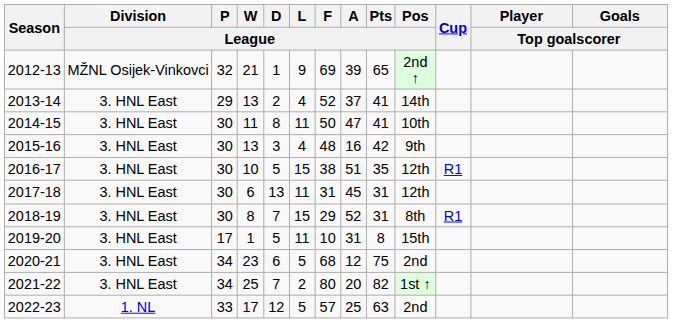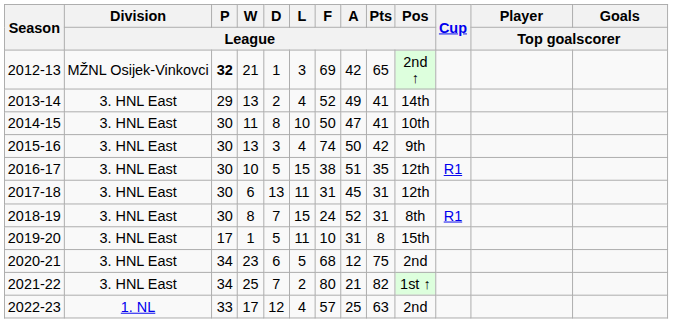(225, 70) normal -> (225, 70) bold
(302, 70) 9 -> (302, 70) 3
(353, 70) 39 -> (353, 70) 42
(353, 101) 37 -> (353, 101) 49
(302, 124) 11 -> (302, 124) 10
(328, 147) 48 -> (328, 147) 74
(353, 147) 16 -> (353, 147) 50
(328, 215) 29 -> (328, 215) 24
(353, 284) 20 -> (353, 284) 21
(302, 307) 5 -> (302, 307) 4
